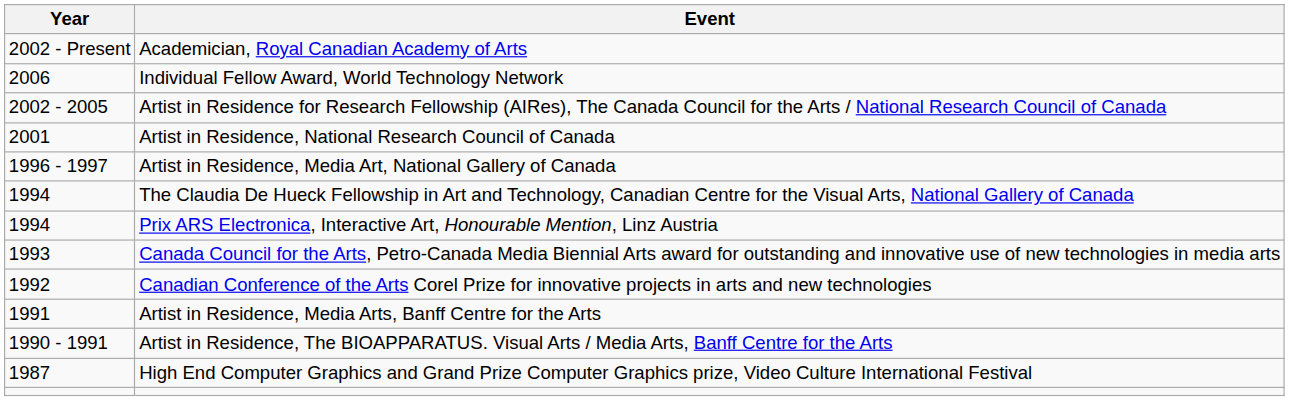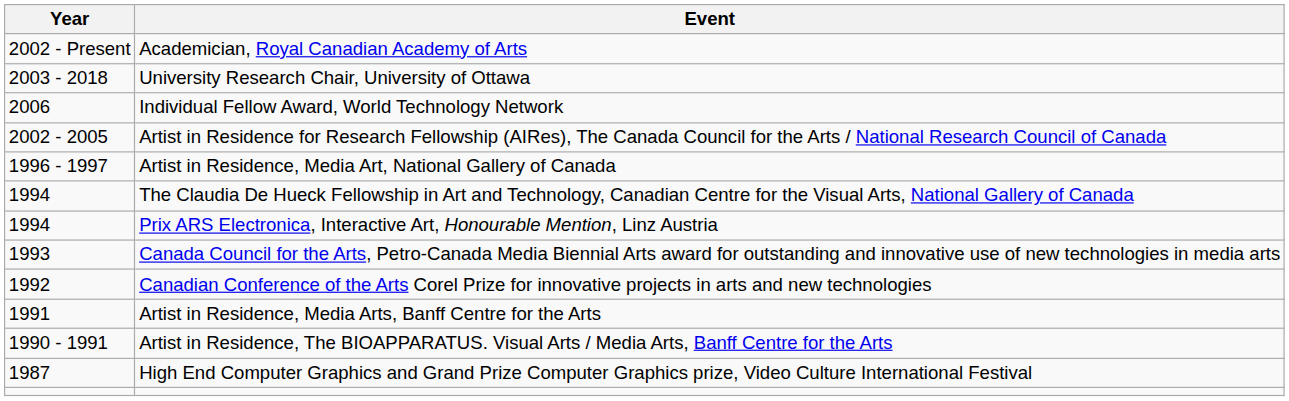+ row: (335, 78)
- row: (377, 136)
